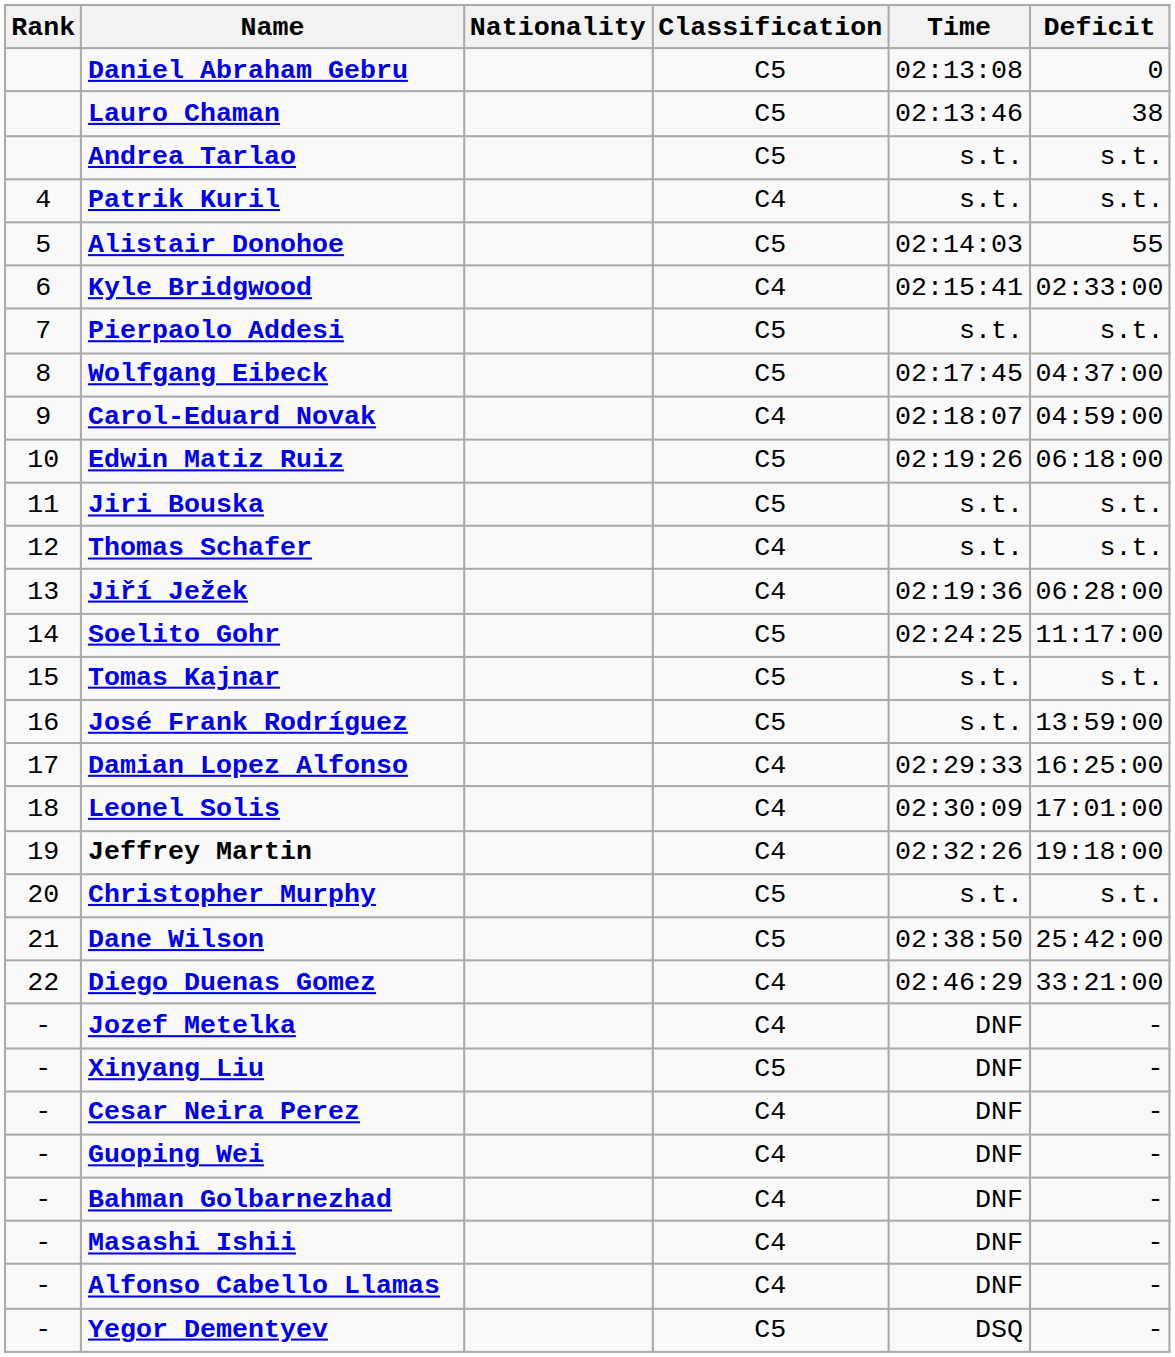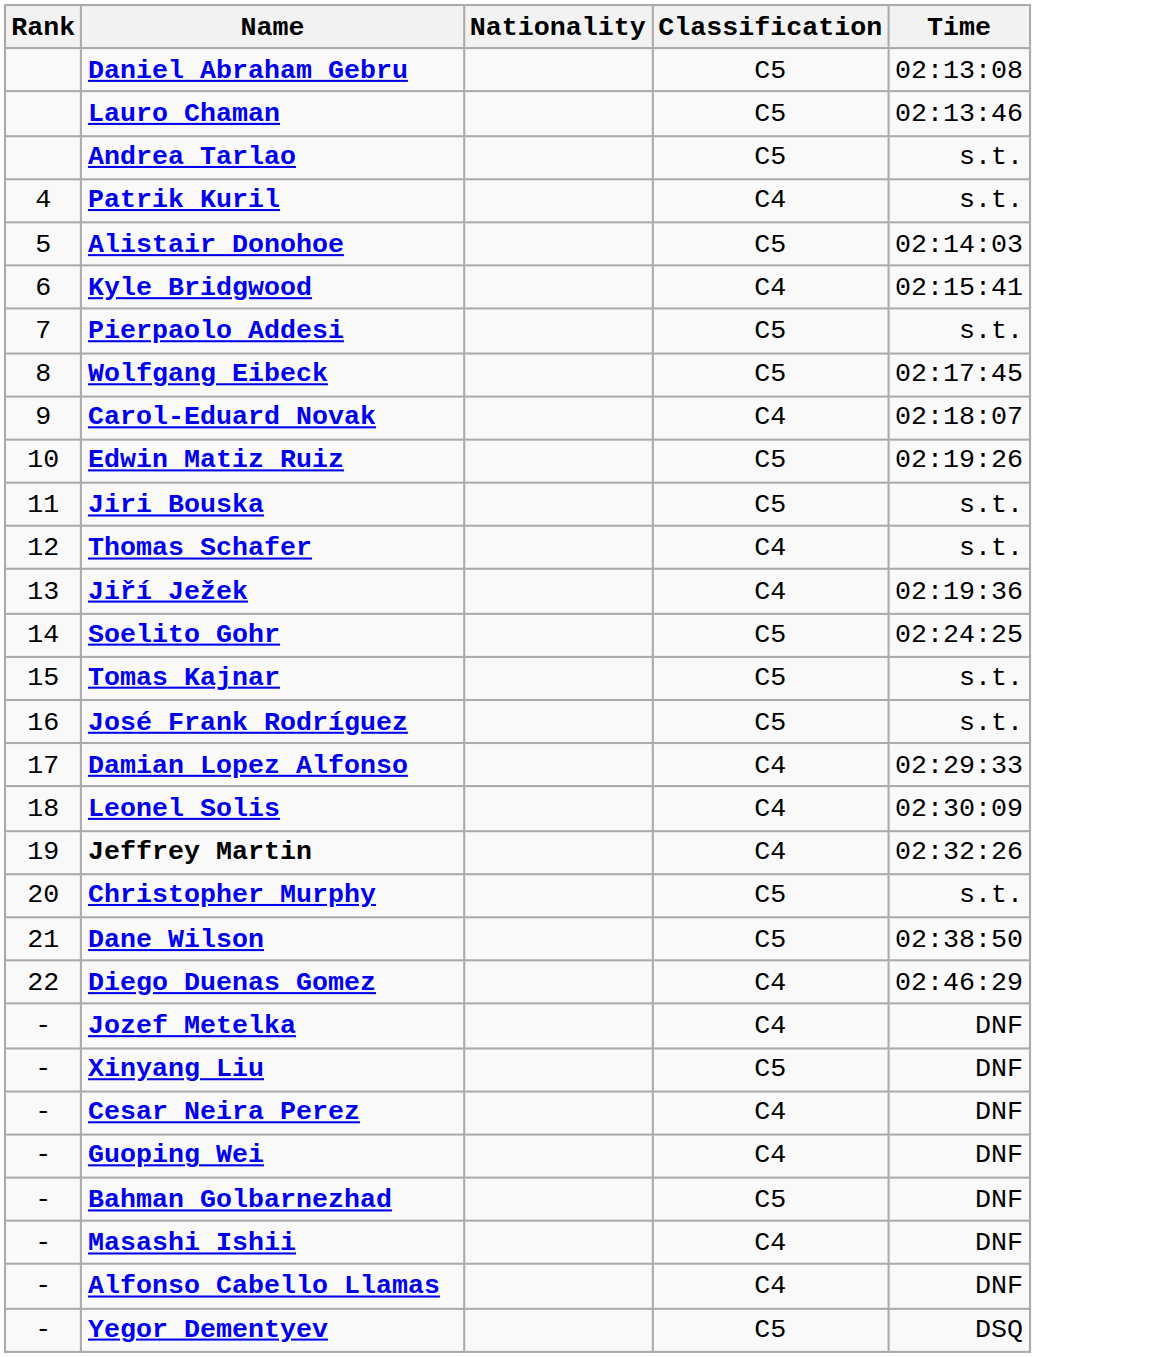- column: (1100, 27)
(770, 1199) C4 -> (770, 1199) C5
